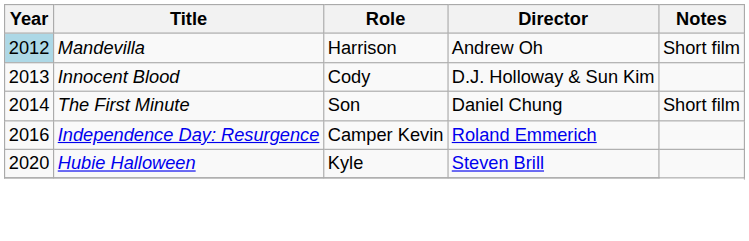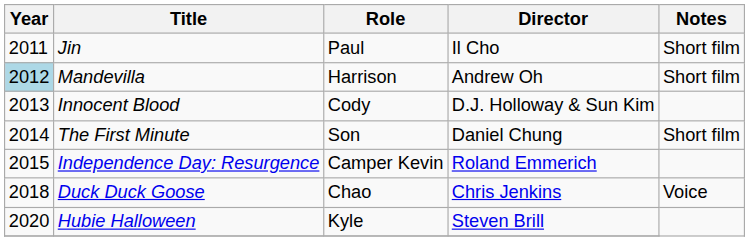+ row: (69, 47)
(29, 134) 2016 -> (29, 163) 2015
+ row: (131, 192)
